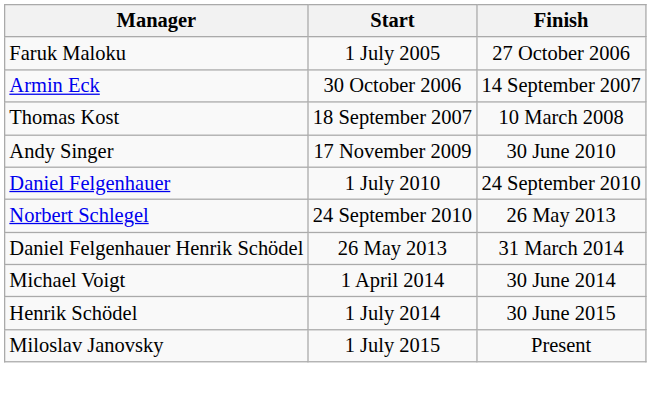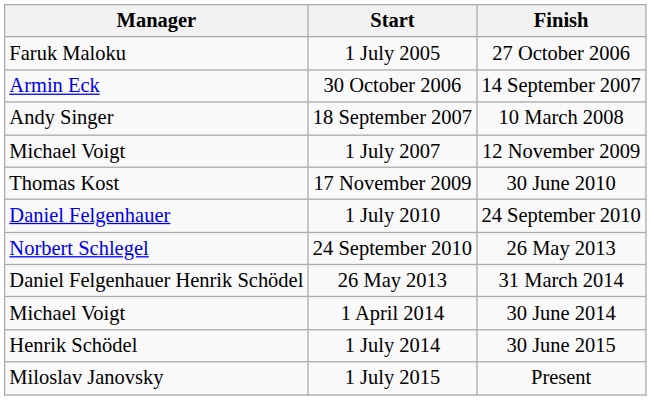(64, 118) Thomas Kost -> (61, 118) Andy Singer
+ row: (392, 150)
(61, 150) Andy Singer -> (64, 183) Thomas Kost
